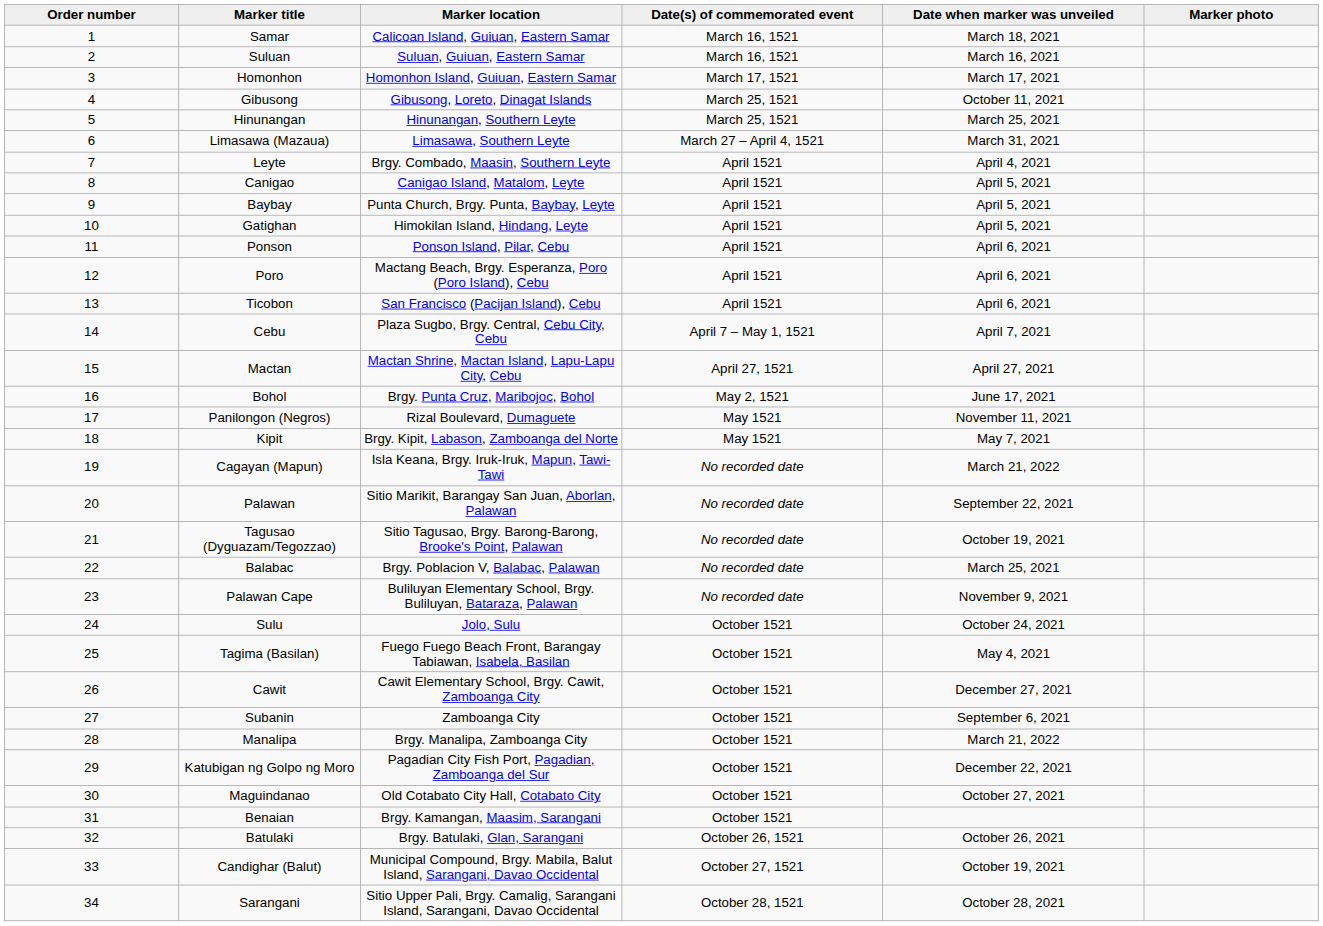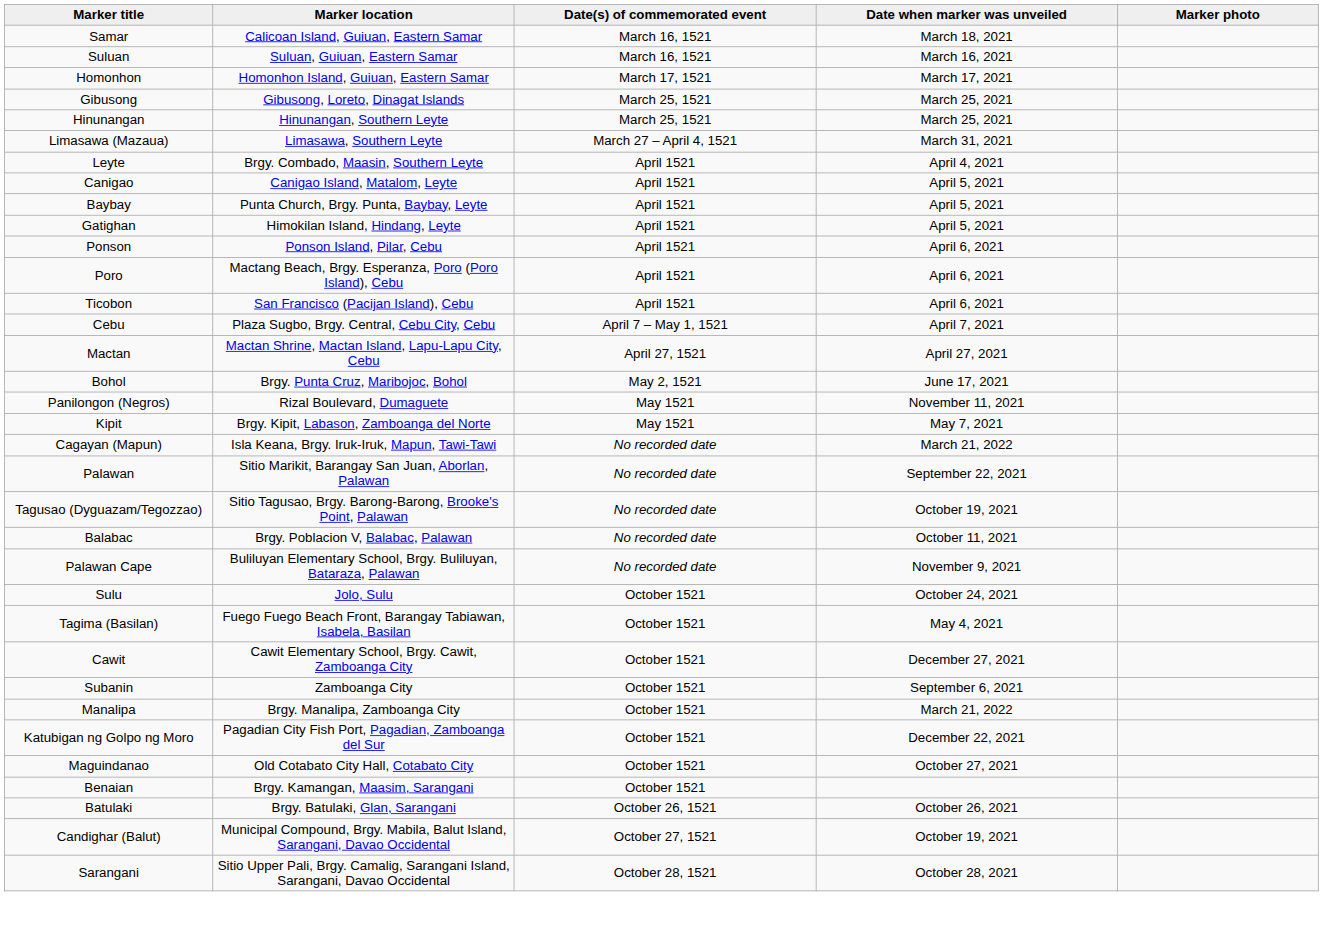- column: (92, 15)
(1013, 99) October 11, 2021 -> (967, 99) March 25, 2021
(1013, 568) March 25, 2021 -> (967, 538) October 11, 2021
